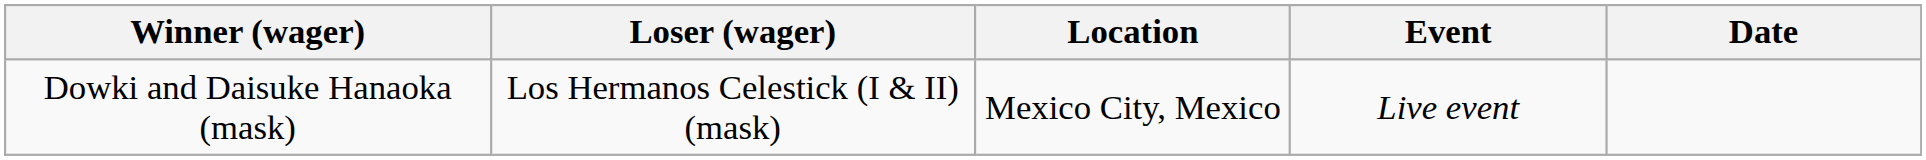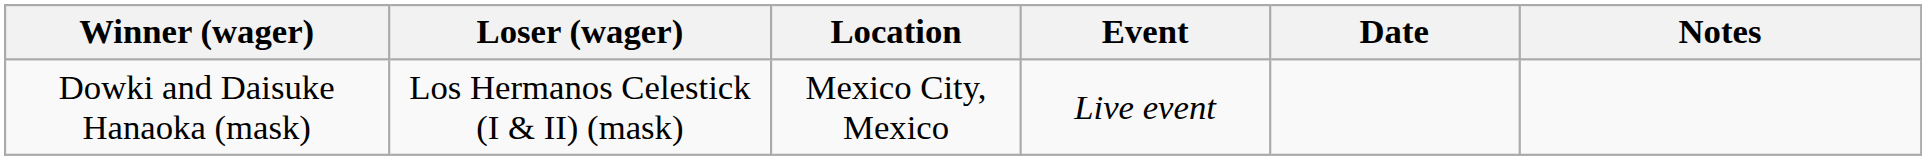+ column: (1720, 32)
